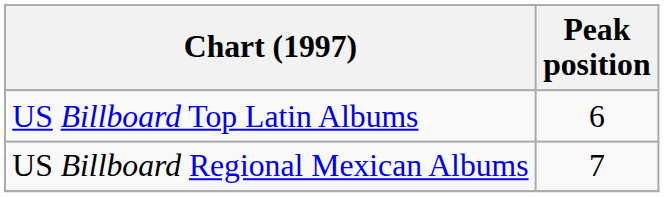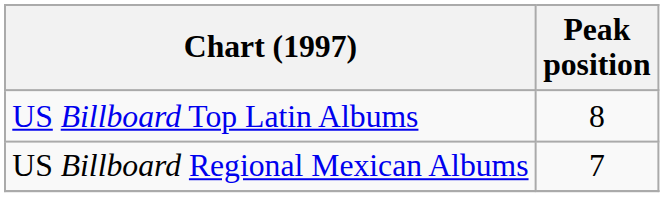(597, 115) 6 -> (597, 115) 8
